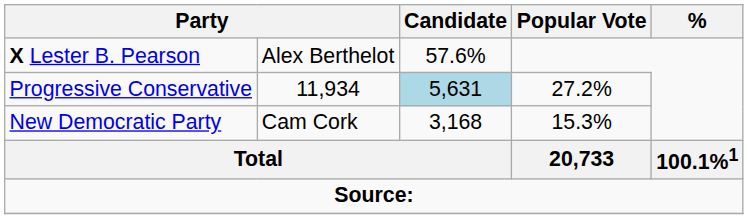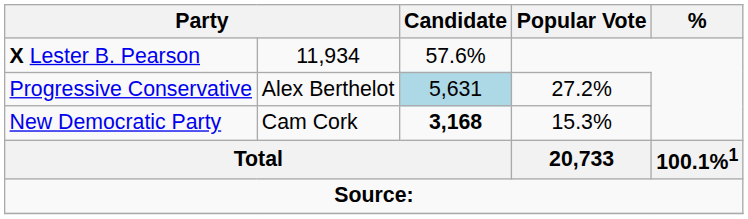(328, 55) Alex Berthelot -> (328, 55) 11,934
(328, 88) 11,934 -> (328, 88) Alex Berthelot
(456, 122) normal -> (456, 122) bold
